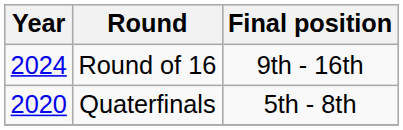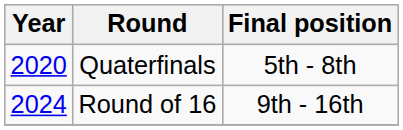rows swapped: (147, 104) <-> (147, 64)
